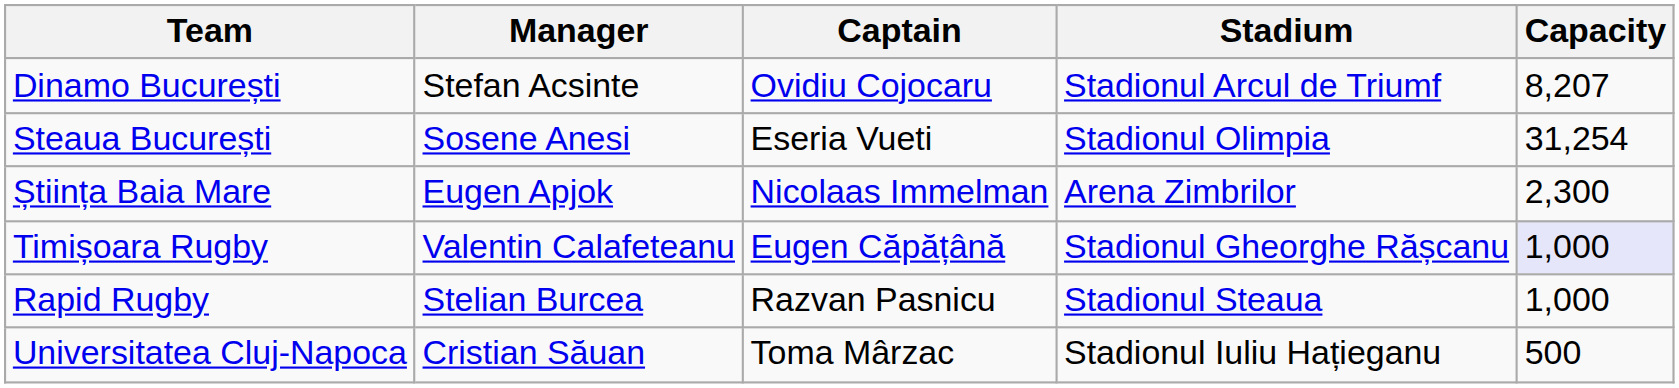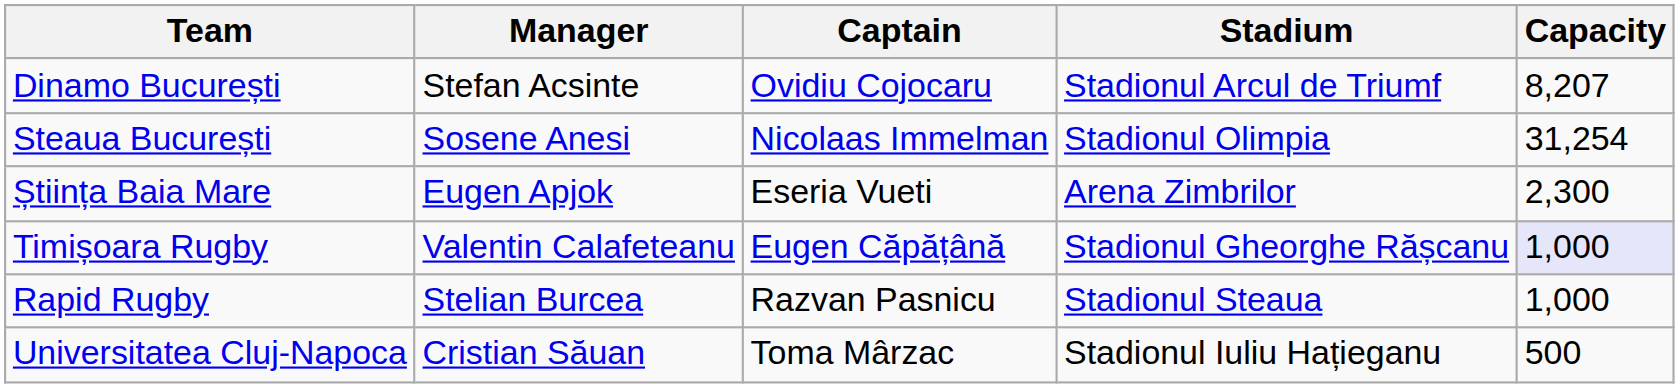(841, 138) Eseria Vueti -> (900, 138) Nicolaas Immelman
(900, 192) Nicolaas Immelman -> (841, 192) Eseria Vueti
